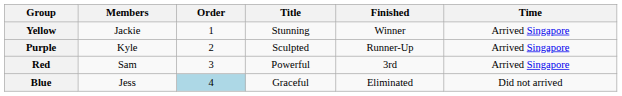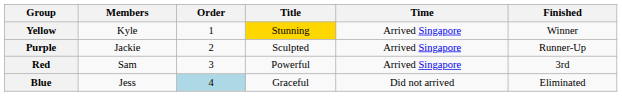columns swapped: (530, 13) <-> (390, 13)
(127, 30) Jackie -> (127, 30) Kyle
(291, 30) no background -> (291, 30) gold background
(127, 48) Kyle -> (127, 48) Jackie
